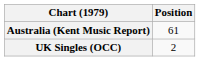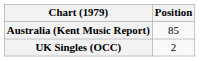(174, 30) 61 -> (174, 30) 85
